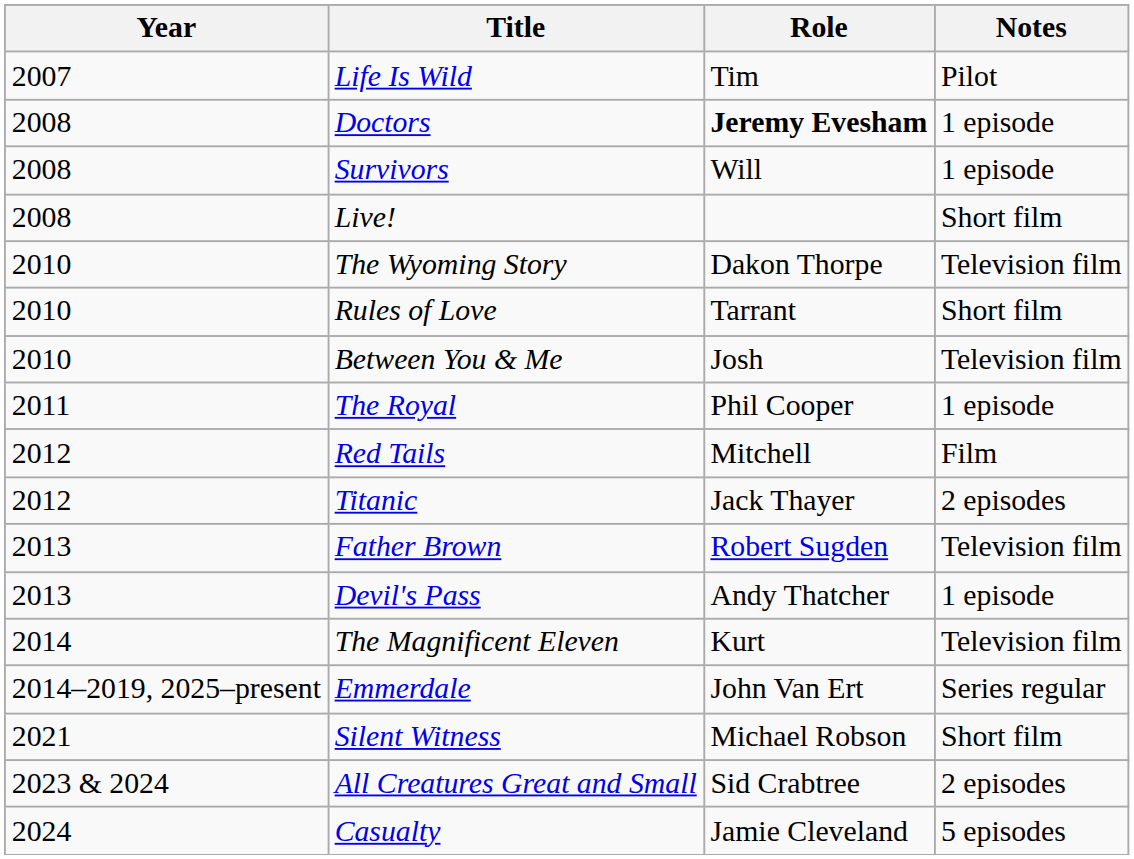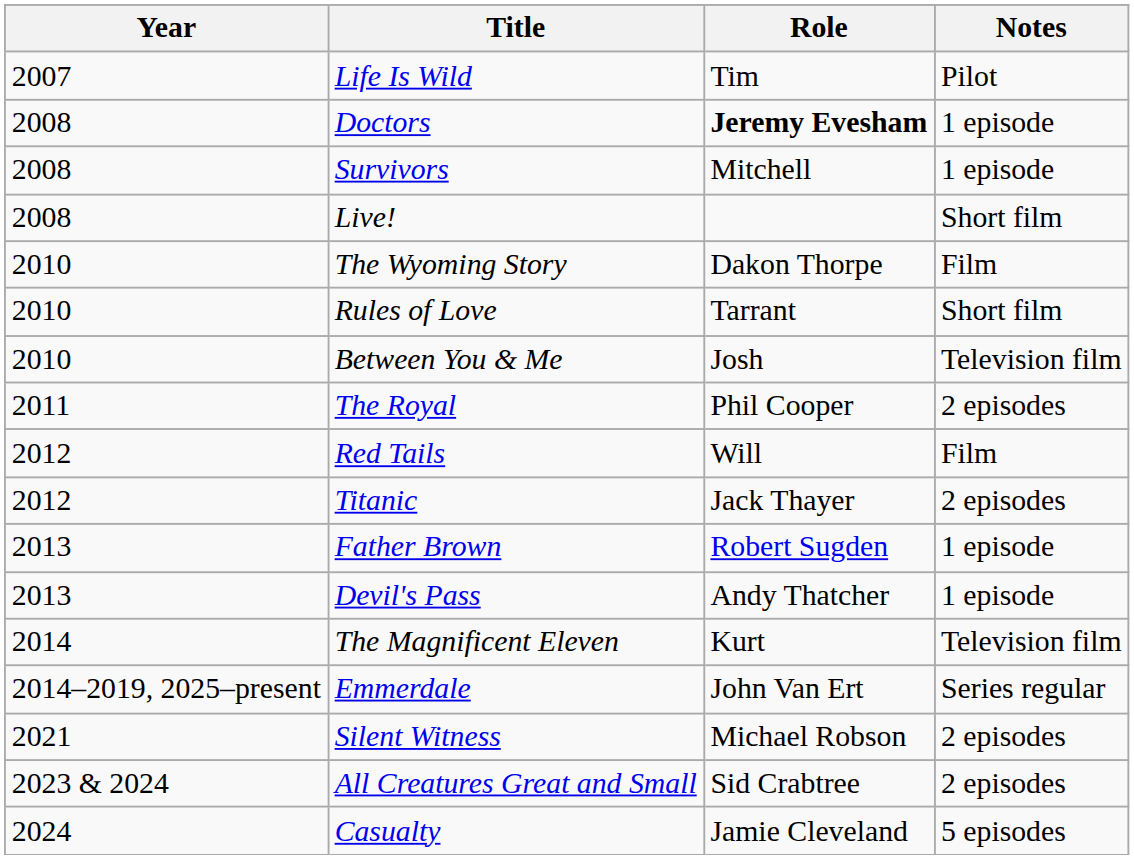(736, 169) Will -> (761, 169) Mitchell
(1031, 264) Television film -> (969, 264) Film
(998, 405) 1 episode -> (1003, 405) 2 episodes
(761, 452) Mitchell -> (736, 452) Will
(1031, 547) Television film -> (998, 547) 1 episode
(1002, 736) Short film -> (1003, 736) 2 episodes
